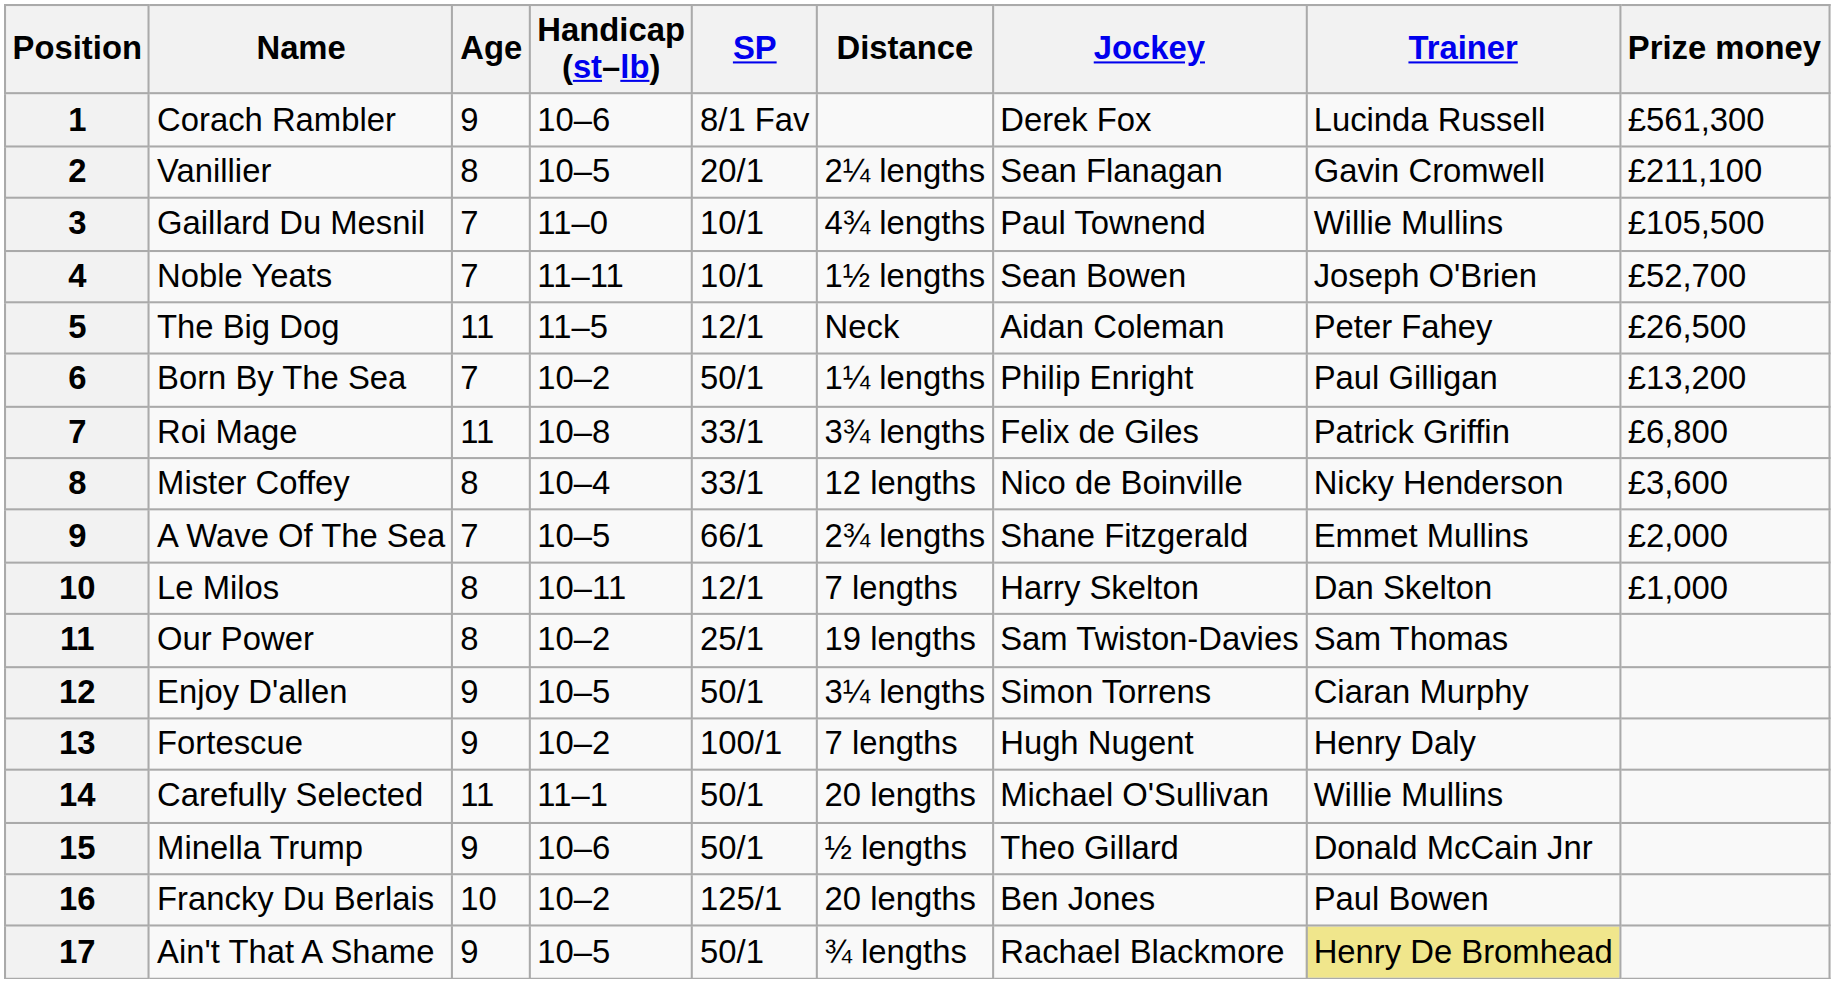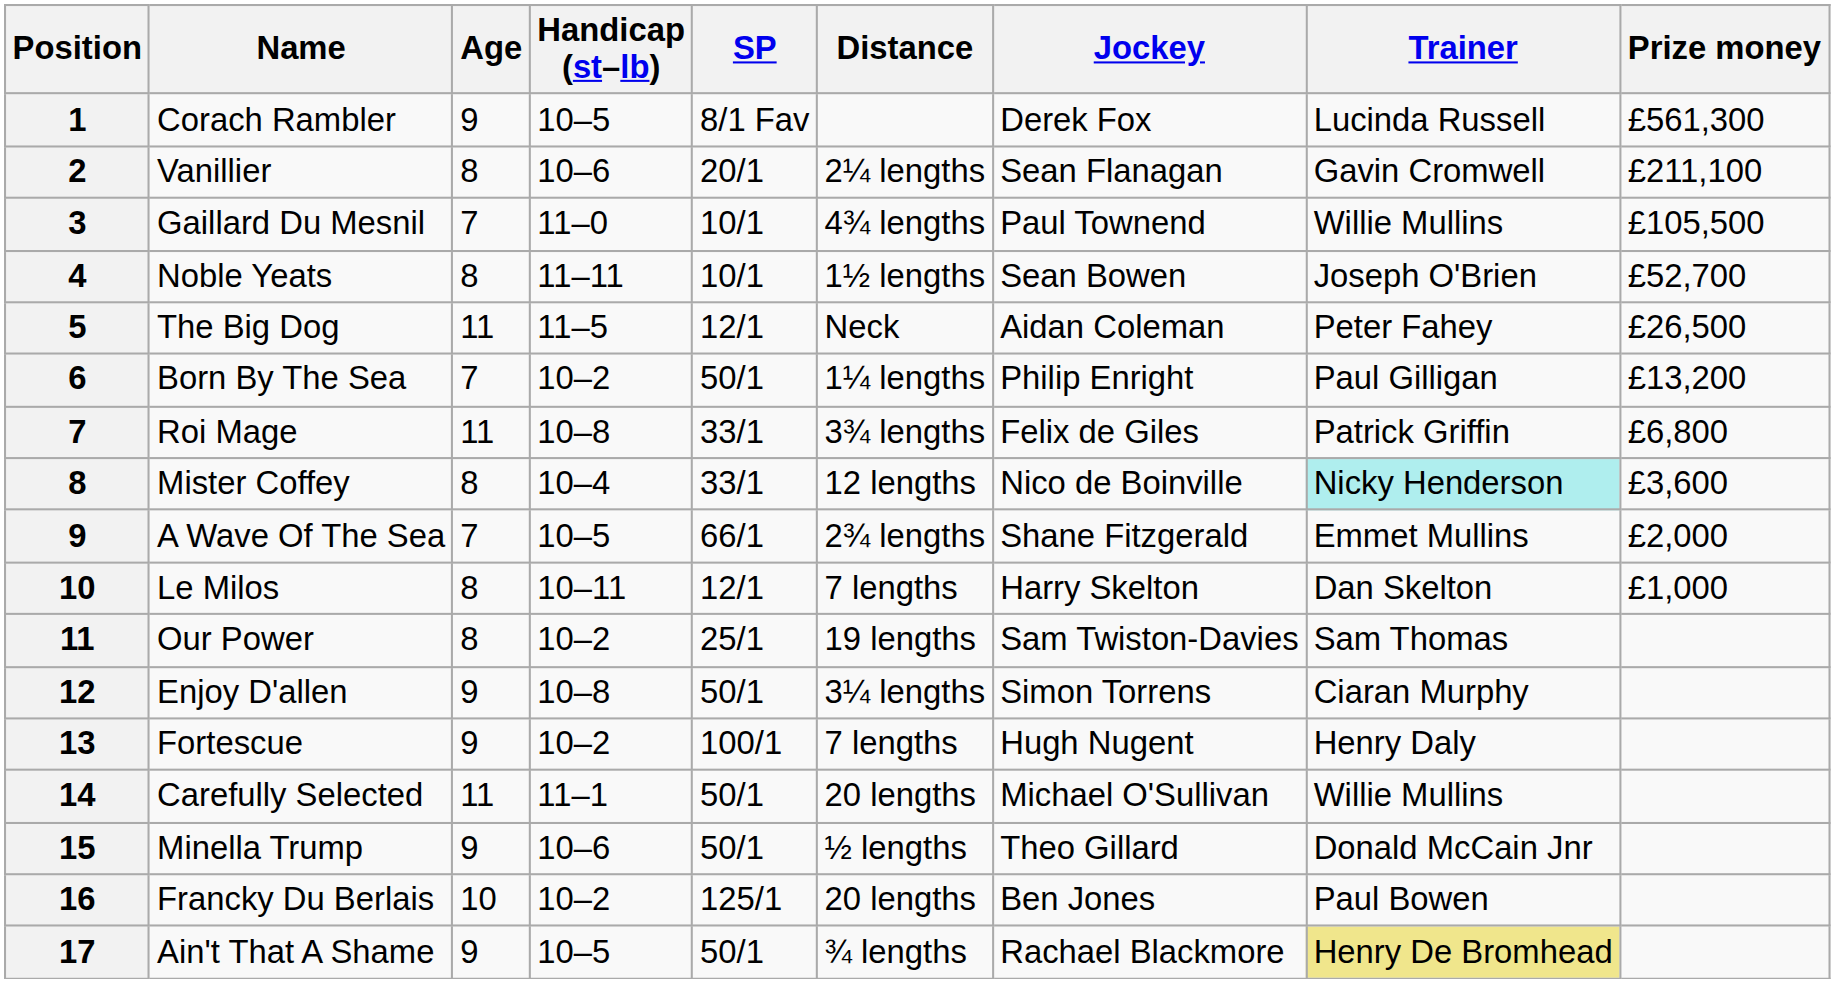(574, 119) 10–6 -> (574, 119) 10–5
(574, 171) 10–5 -> (574, 171) 10–6
(469, 275) 7 -> (469, 275) 8
(1439, 483) no background -> (1439, 483) paleturquoise background
(574, 691) 10–5 -> (574, 691) 10–8
